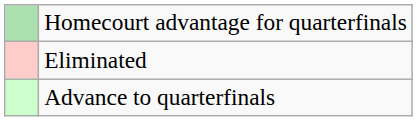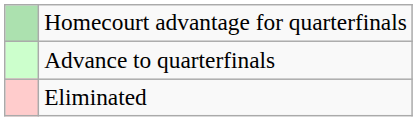rows swapped: (160, 97) <-> (95, 60)
